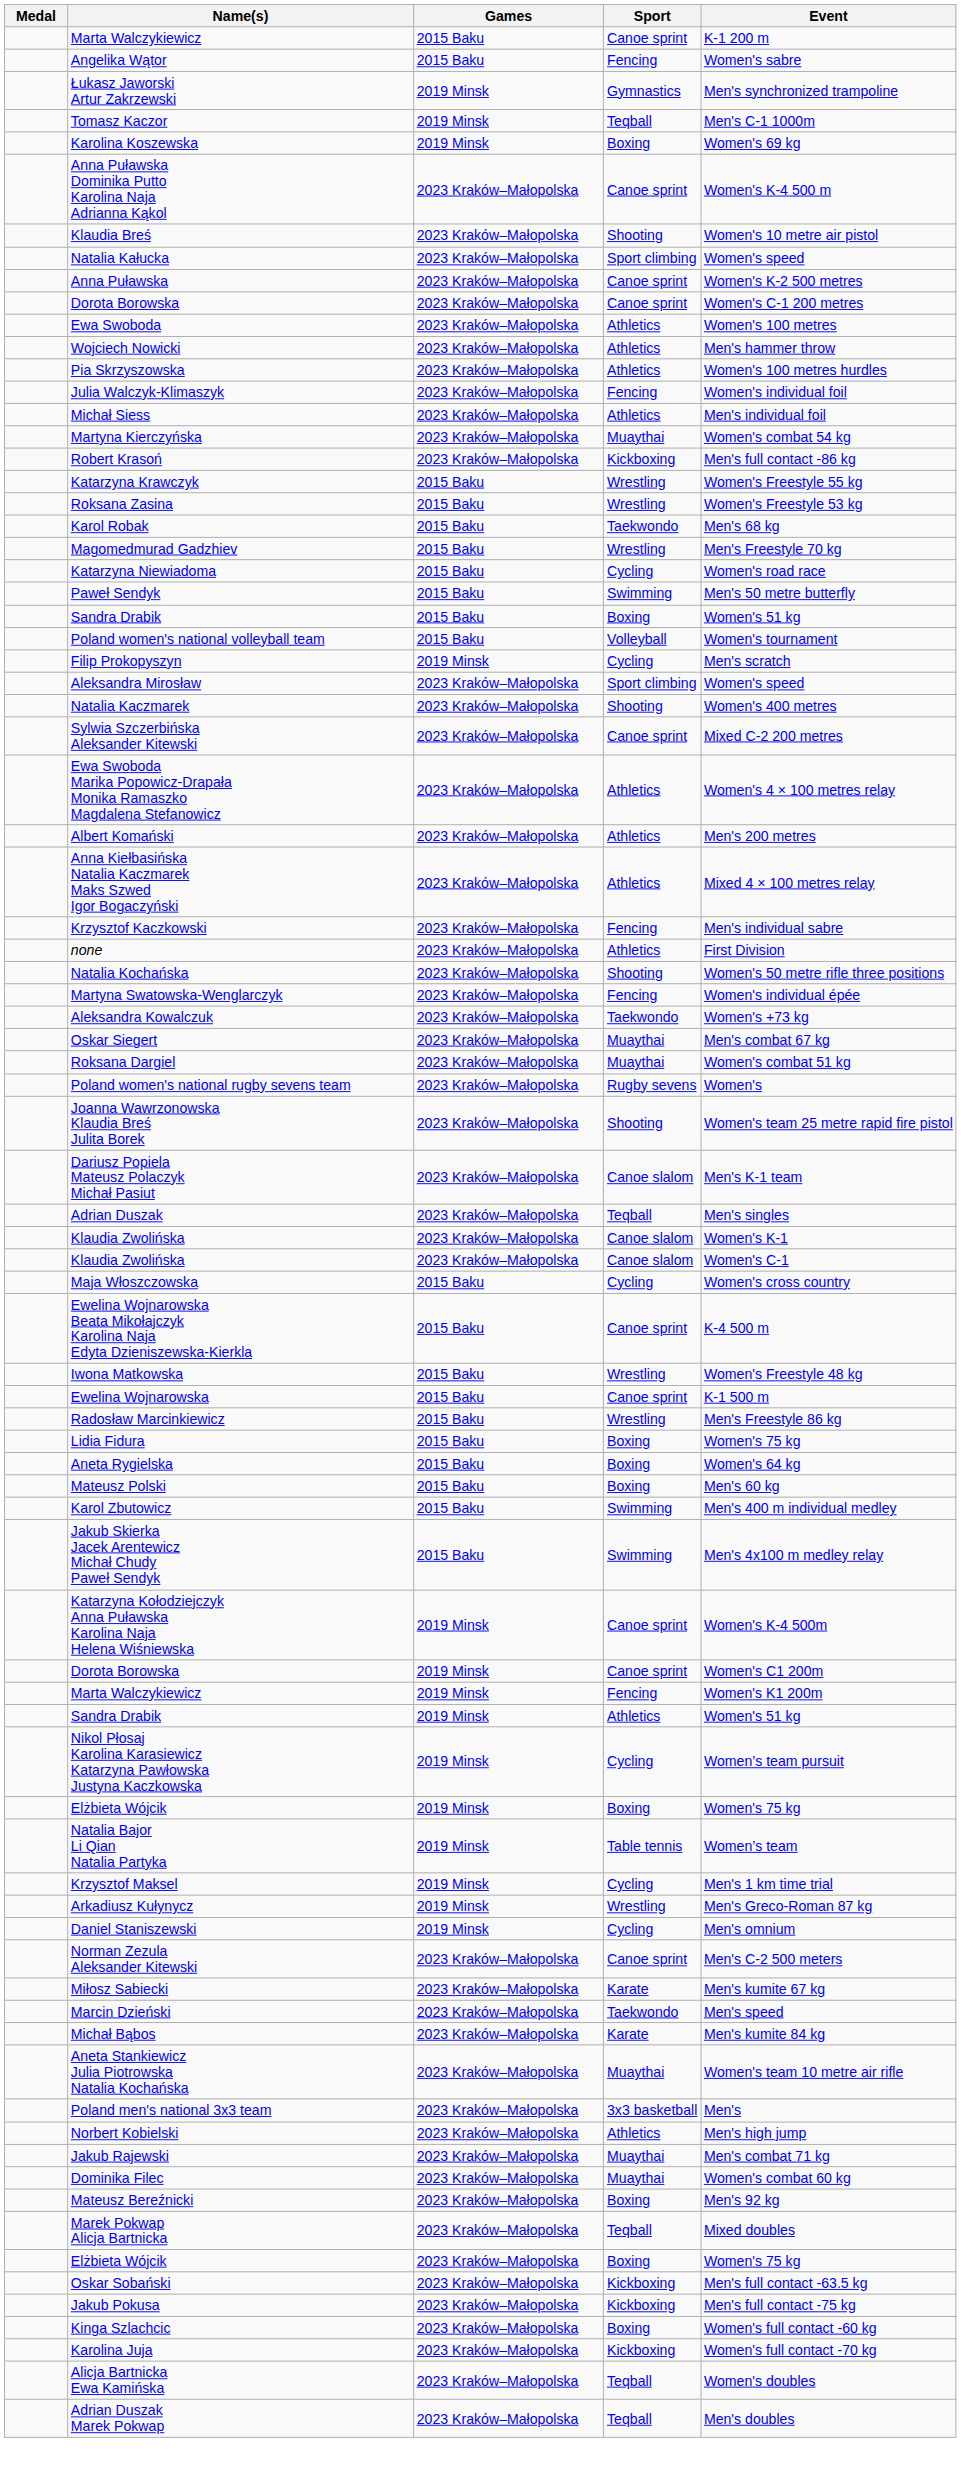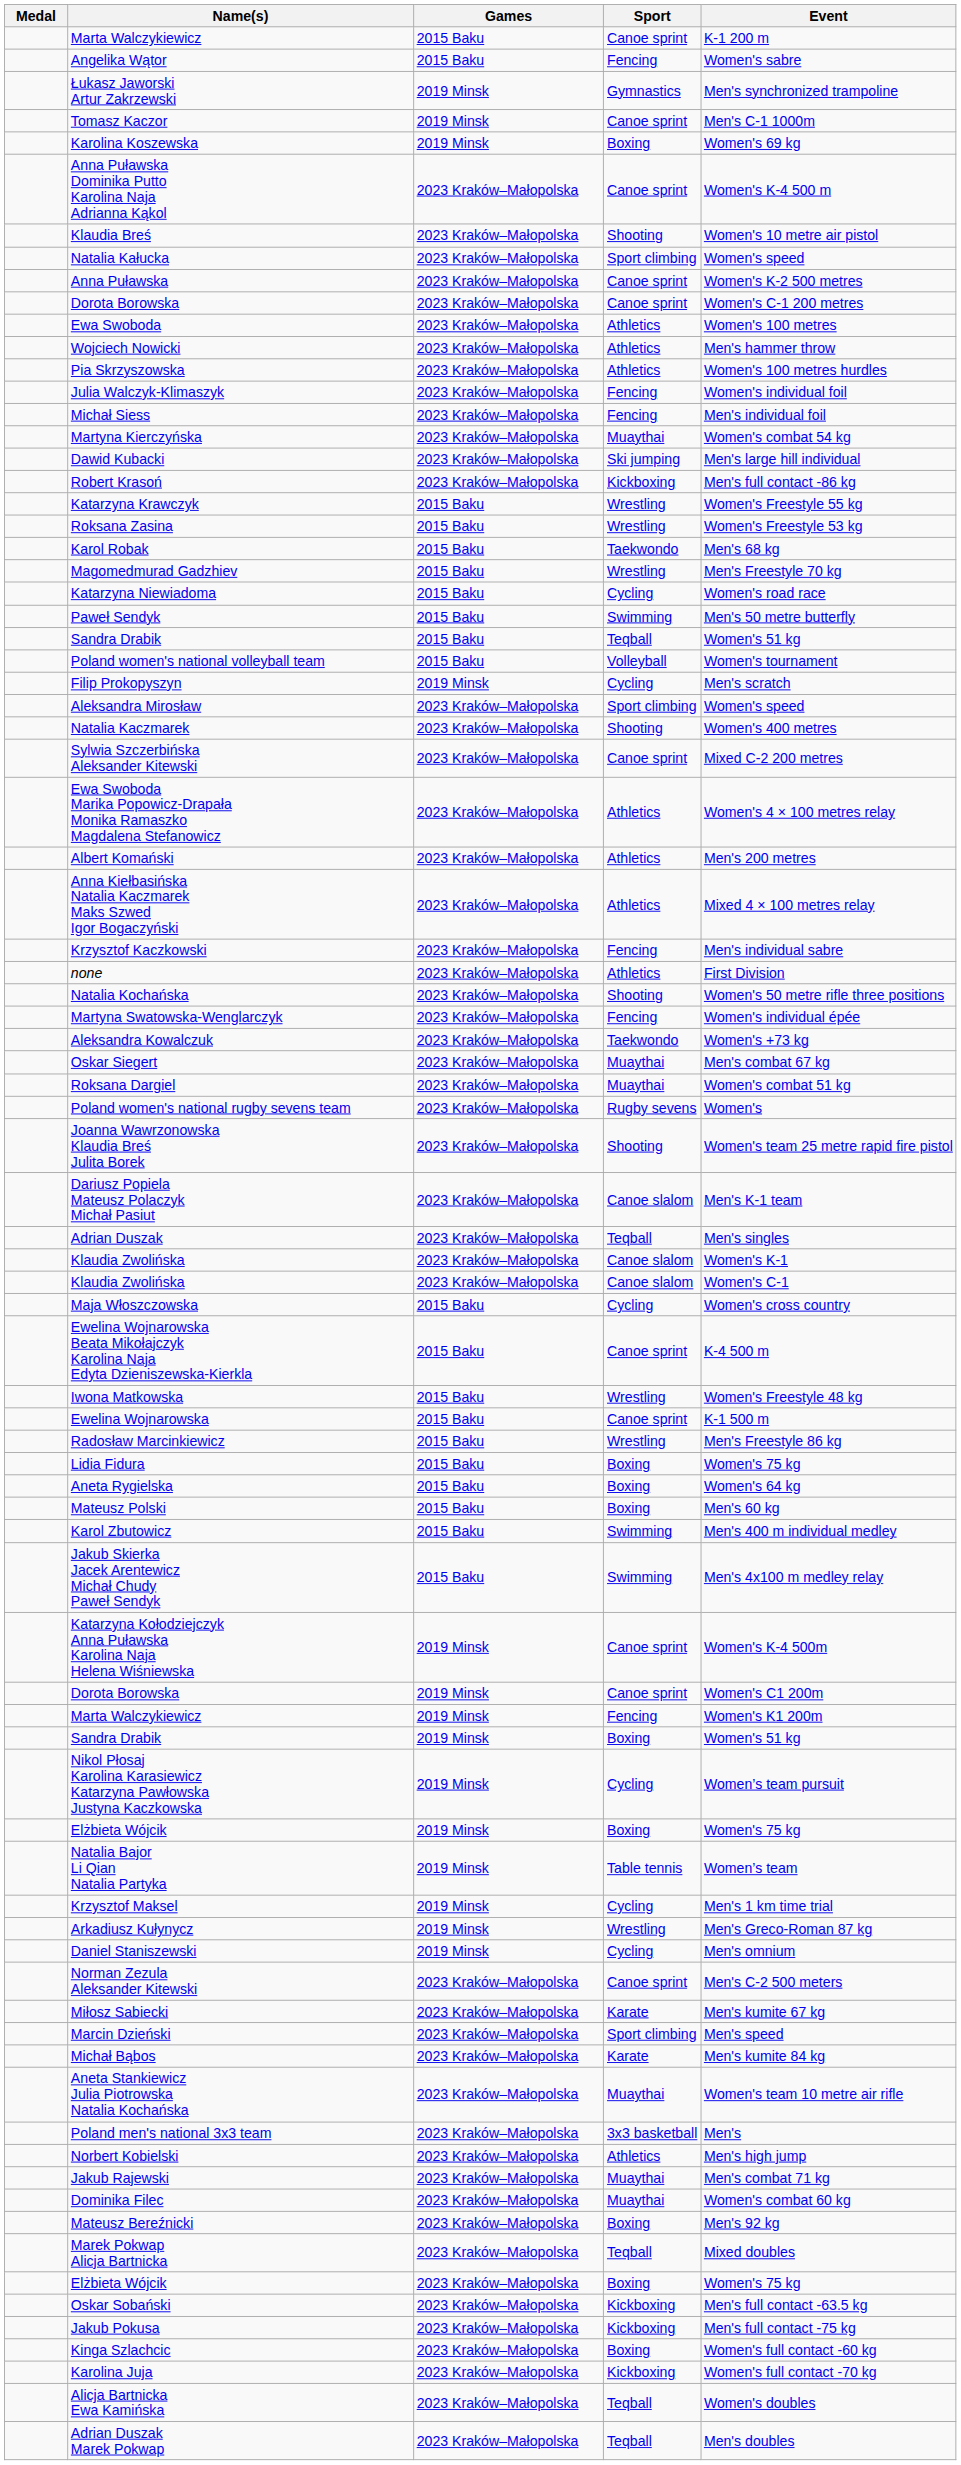(629, 121) Teqball -> (647, 121) Canoe sprint
(634, 415) Athletics -> (632, 415) Fencing
+ row: (118, 460)
(629, 616) Boxing -> (629, 639) Teqball
(634, 1716) Athletics -> (629, 1738) Boxing
(643, 2012) Taekwondo -> (652, 2034) Sport climbing
